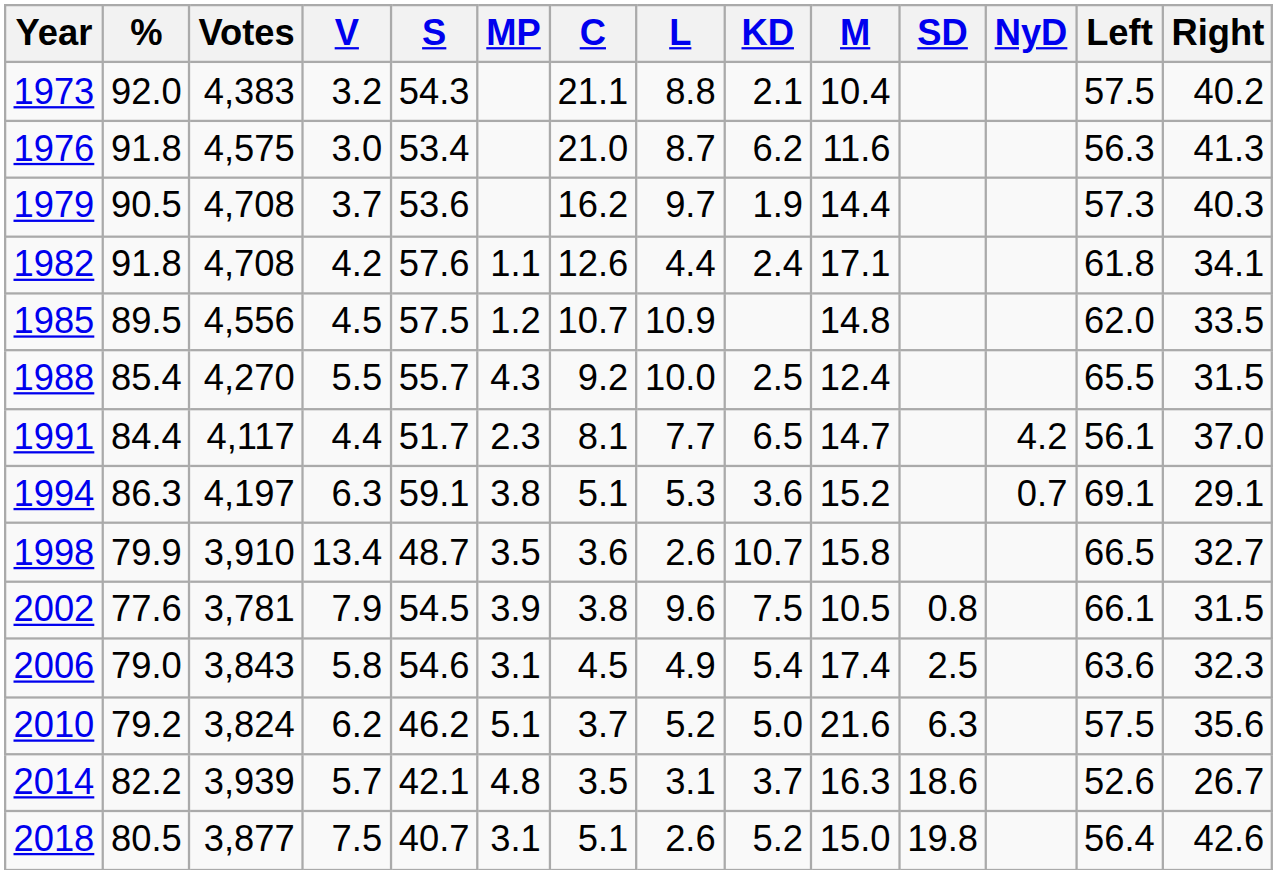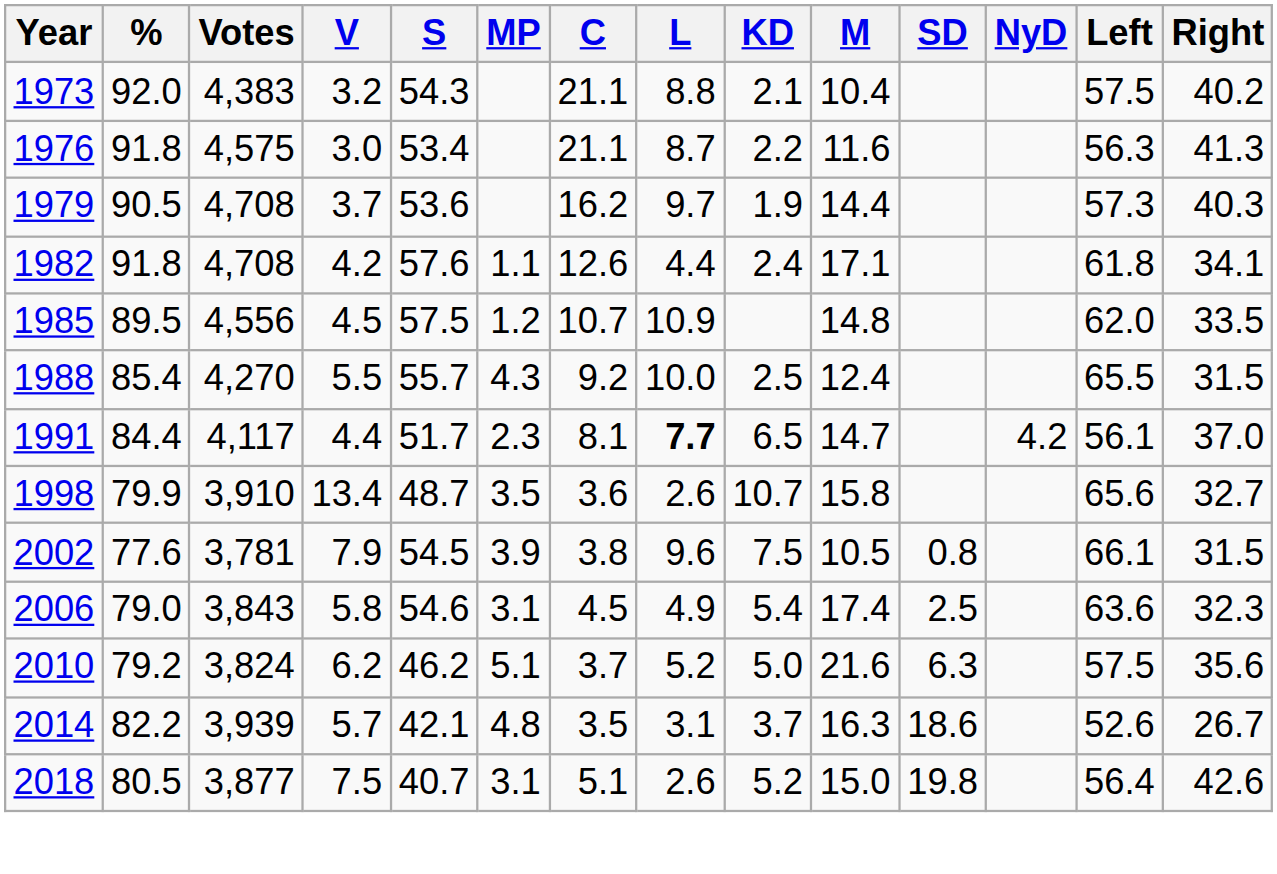(593, 148) 21.0 -> (593, 148) 21.1
(778, 148) 6.2 -> (778, 148) 2.2
(690, 436) normal -> (690, 436) bold
- row: (54, 494)
(1119, 551) 66.5 -> (1119, 494) 65.6
